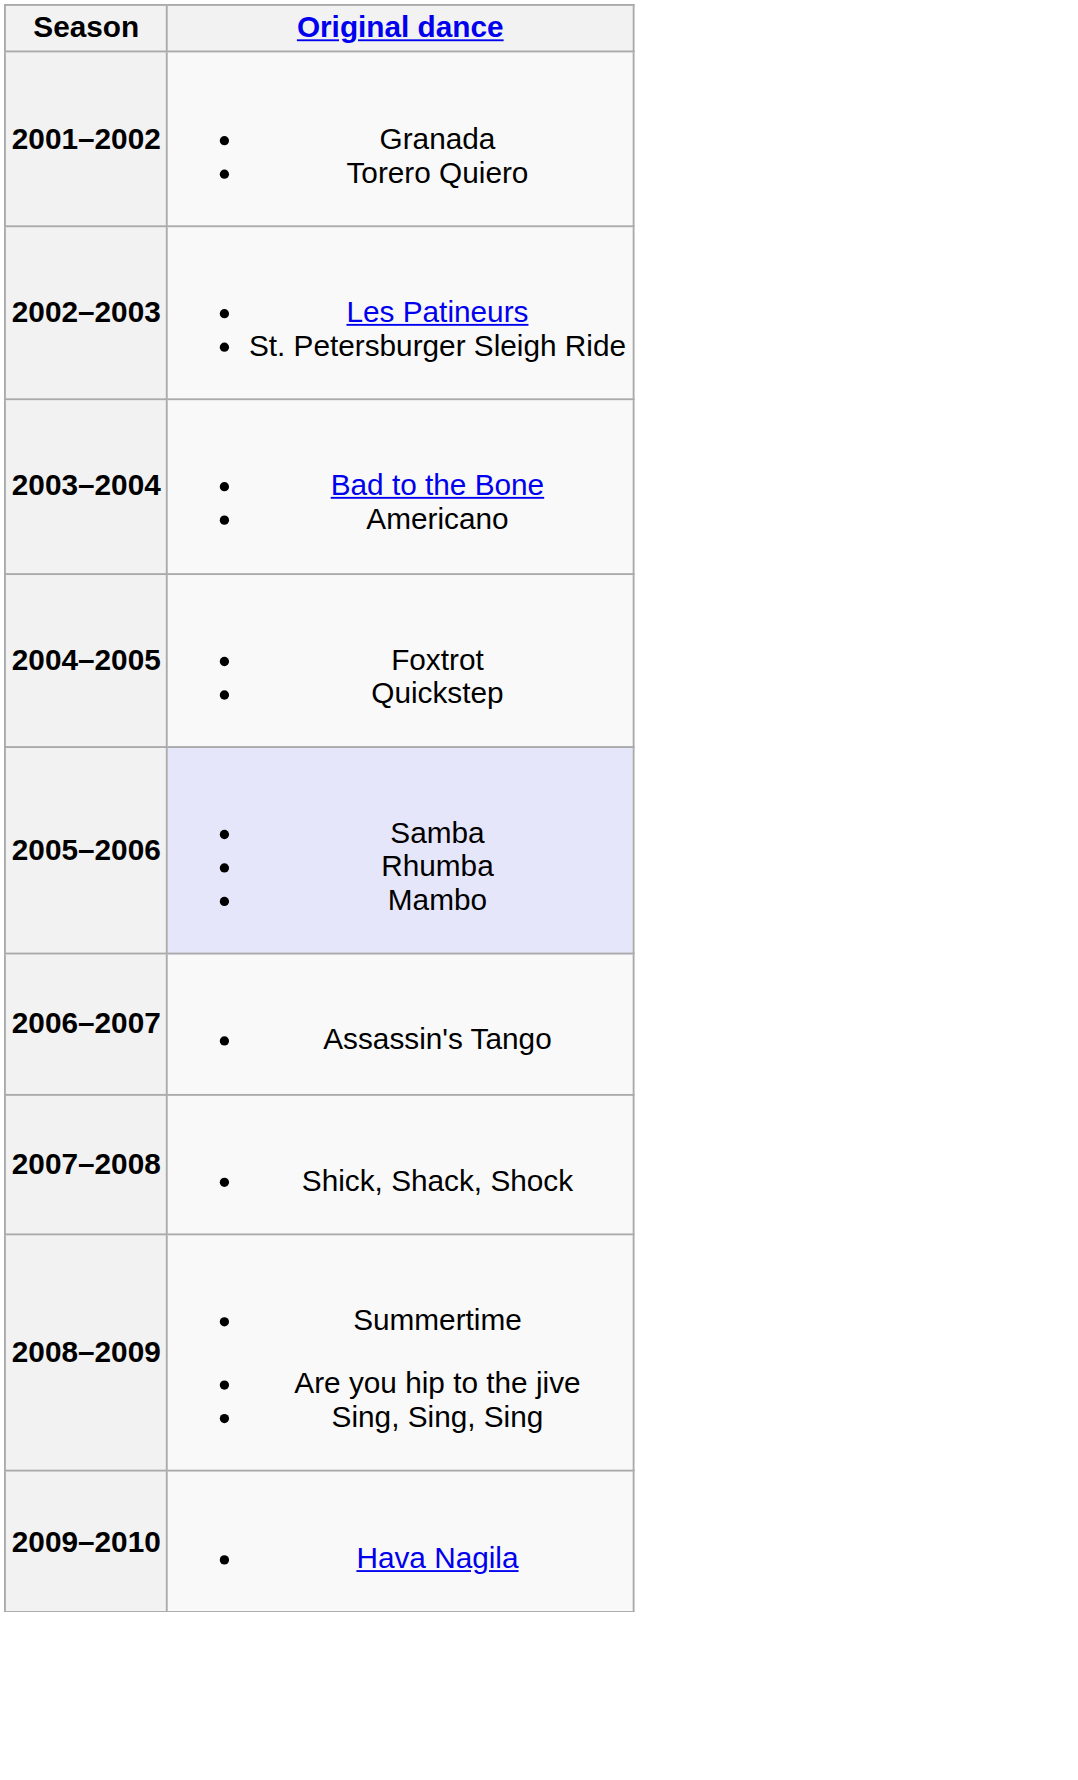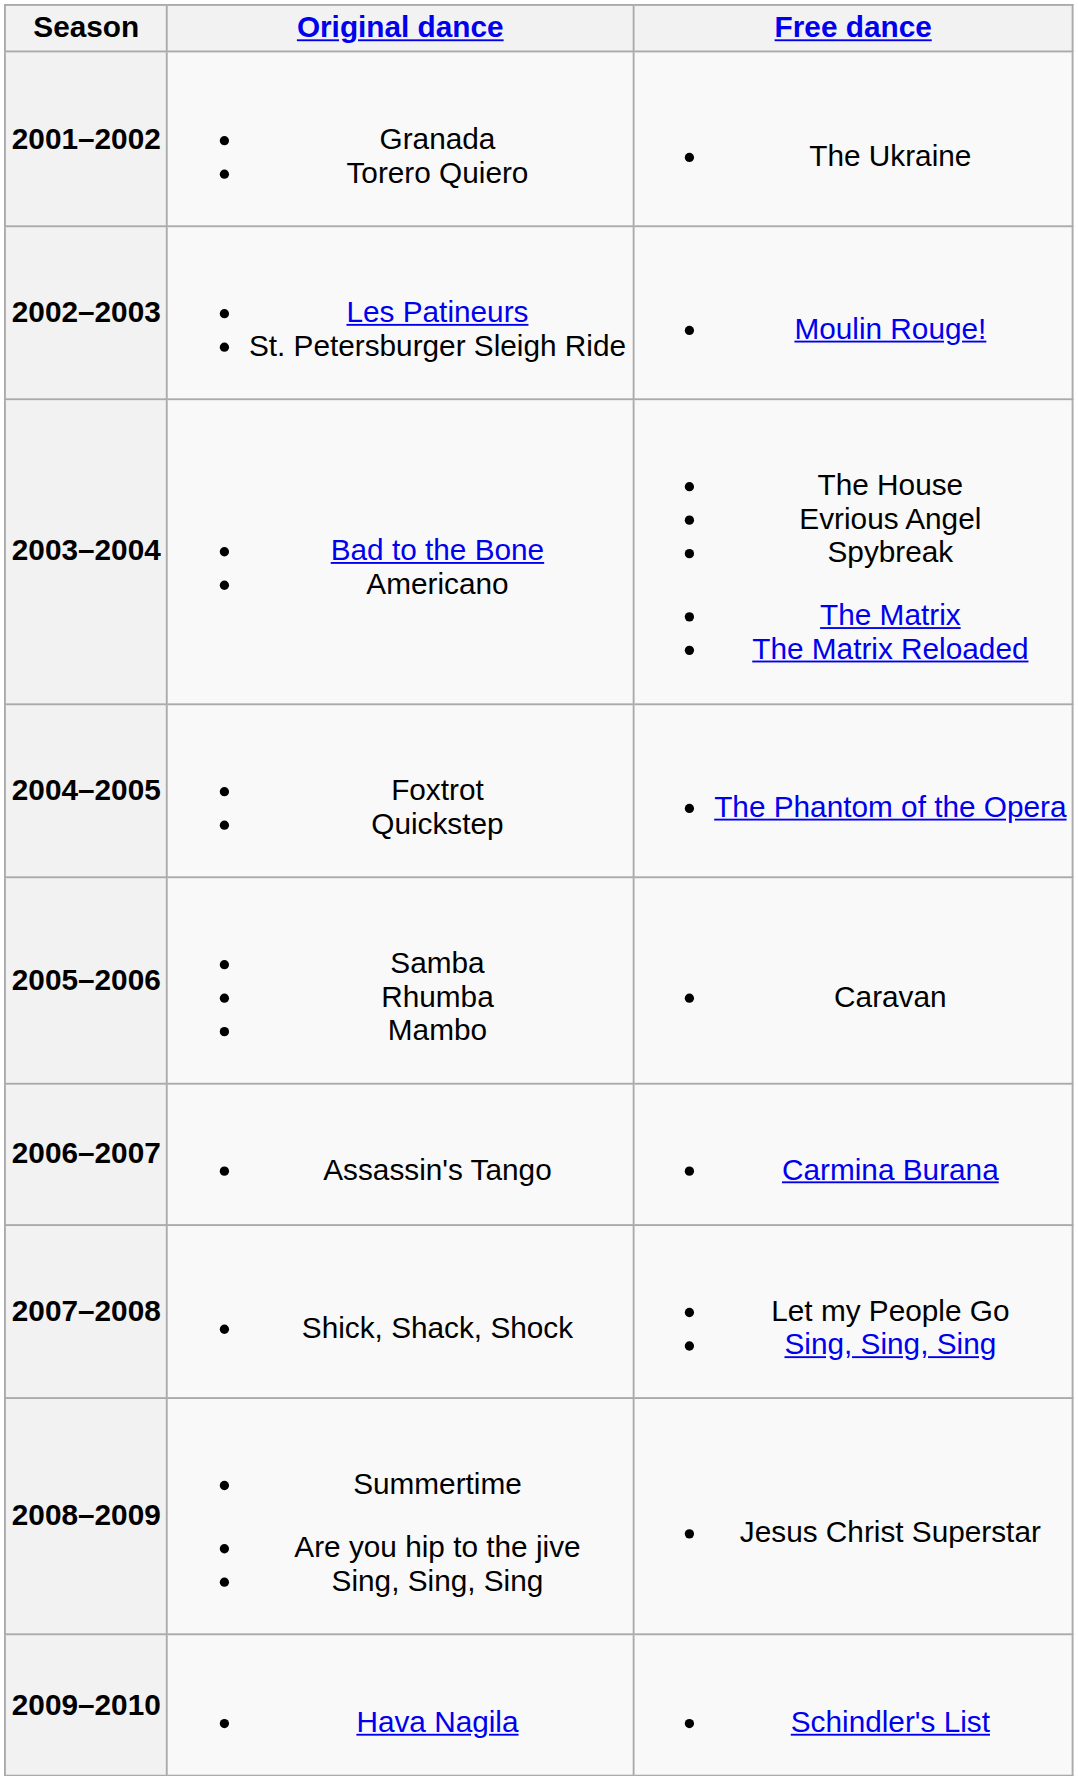+ column: (853, 28)
(400, 867) lavender background -> (400, 997) no background
